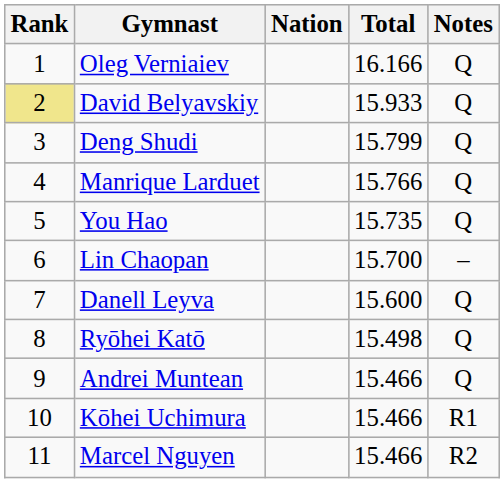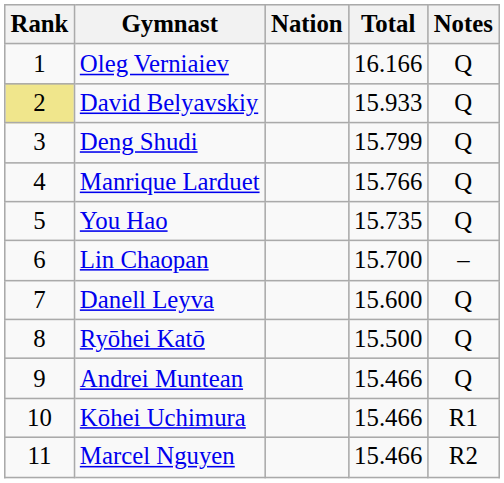(388, 338) 15.498 -> (388, 338) 15.500
